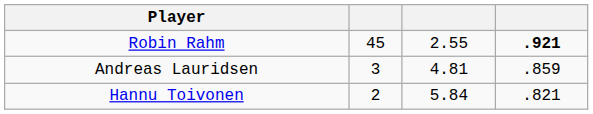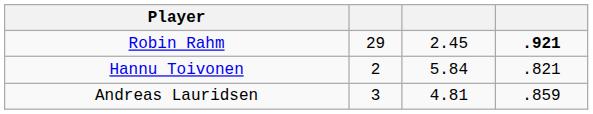(376, 44) 45 -> (376, 44) 29
(449, 44) 2.55 -> (449, 44) 2.45
rows swapped: (177, 70) <-> (177, 96)
